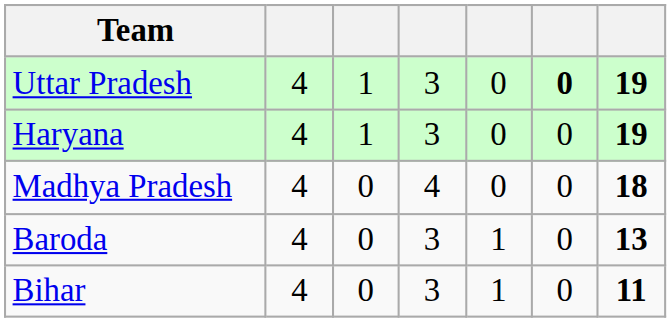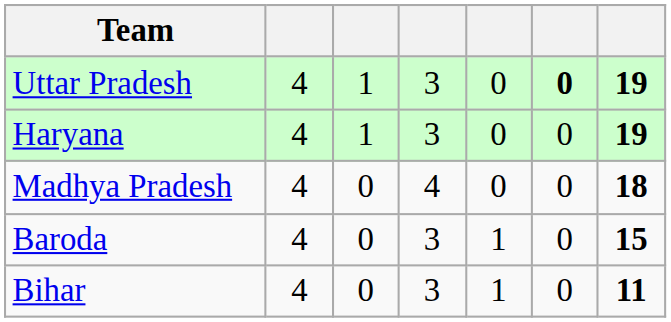(631, 238) 13 -> (631, 238) 15
